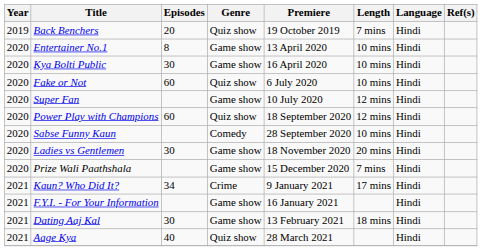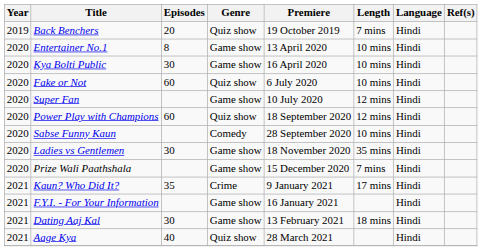(374, 151) 20 mins -> (374, 151) 35 mins
(169, 185) 34 -> (169, 185) 35
